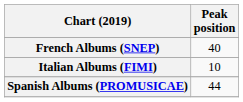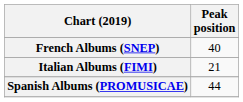(215, 67) 10 -> (215, 67) 21
